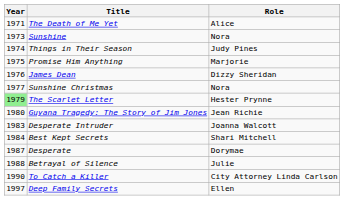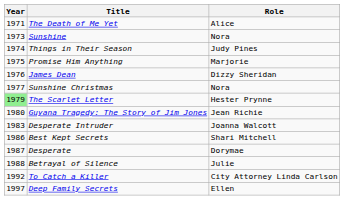(16, 138) 1984 -> (16, 138) 1986
(16, 176) 1990 -> (16, 176) 1992
